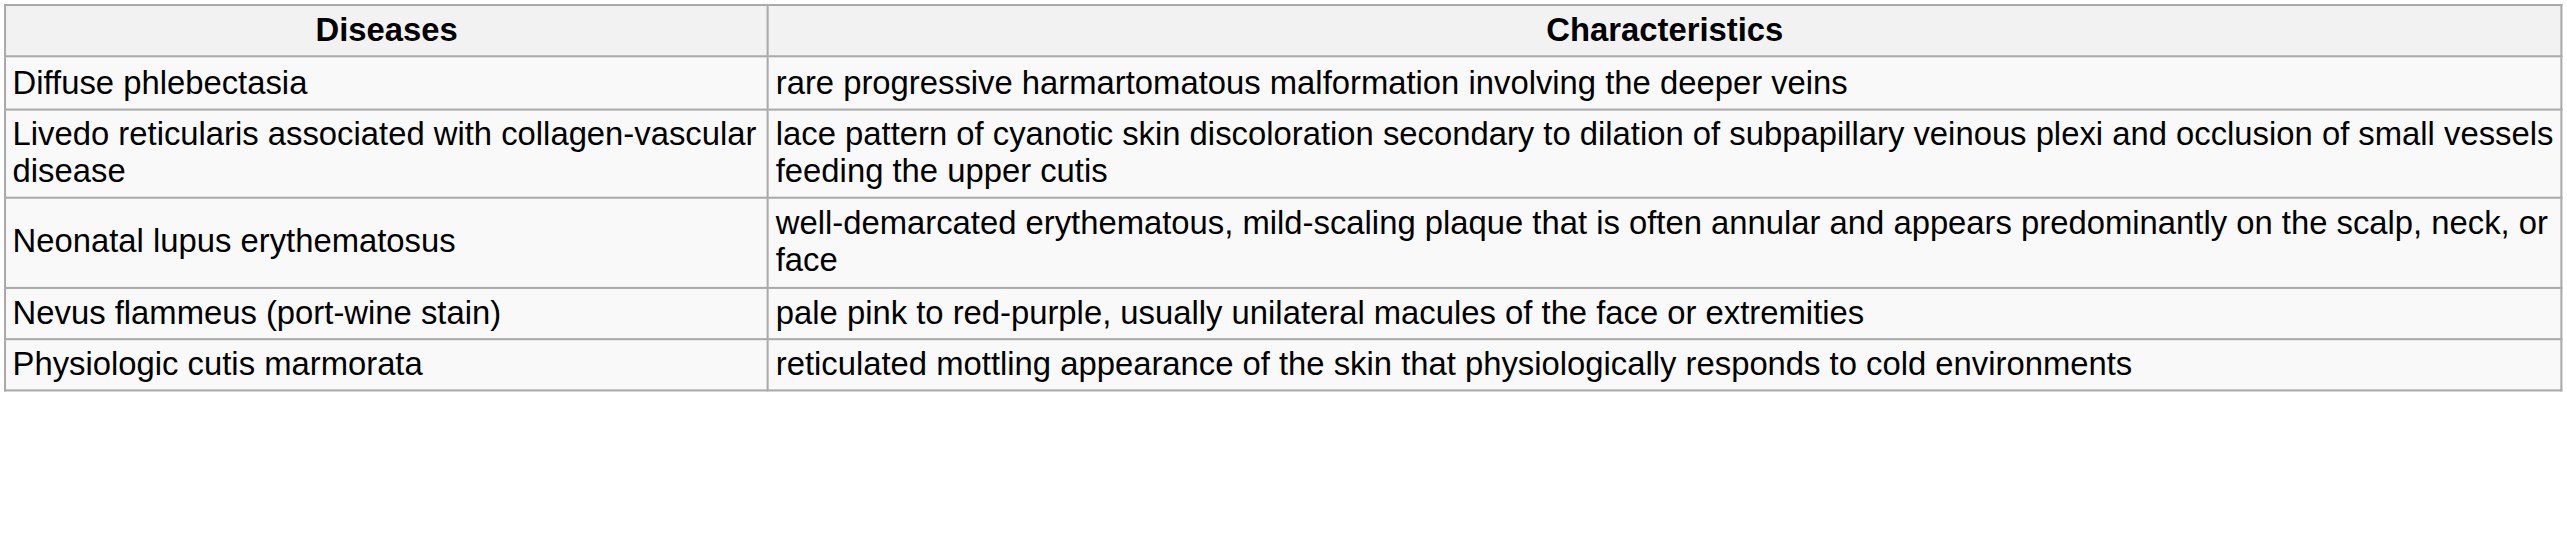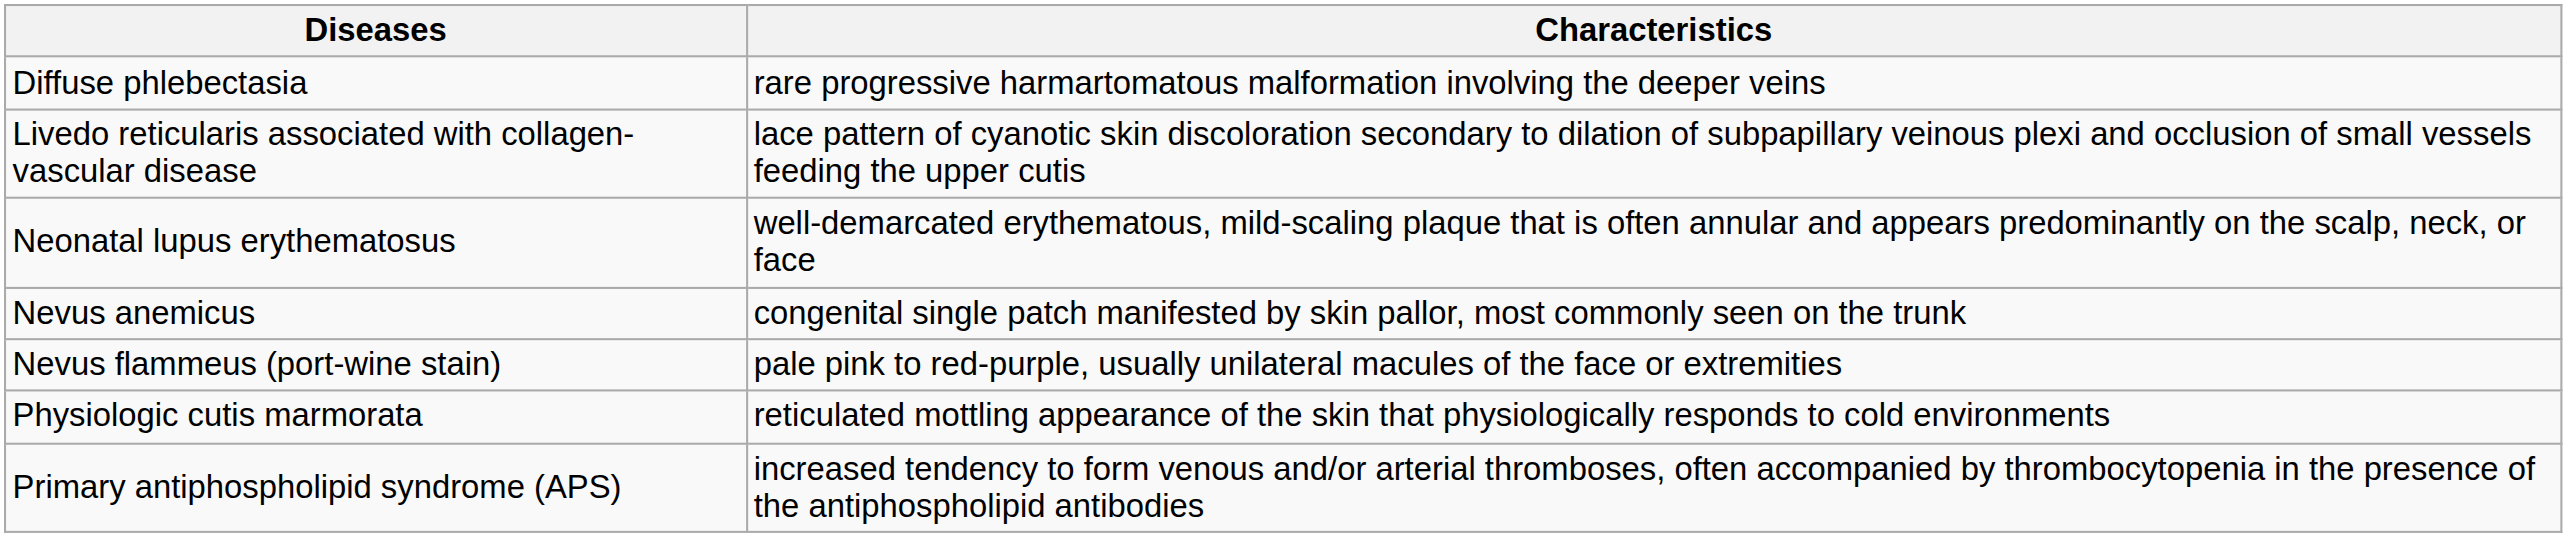+ row: (134, 312)
+ row: (317, 486)
